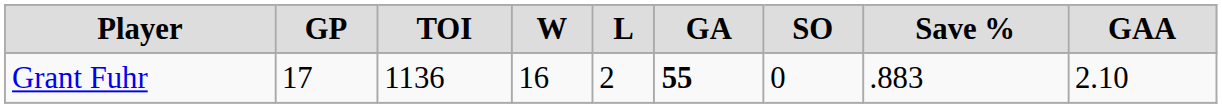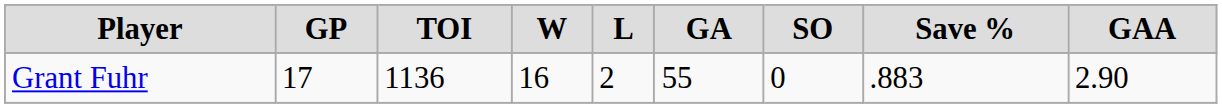(677, 77) bold -> (677, 77) normal
(1102, 77) 2.10 -> (1102, 77) 2.90
